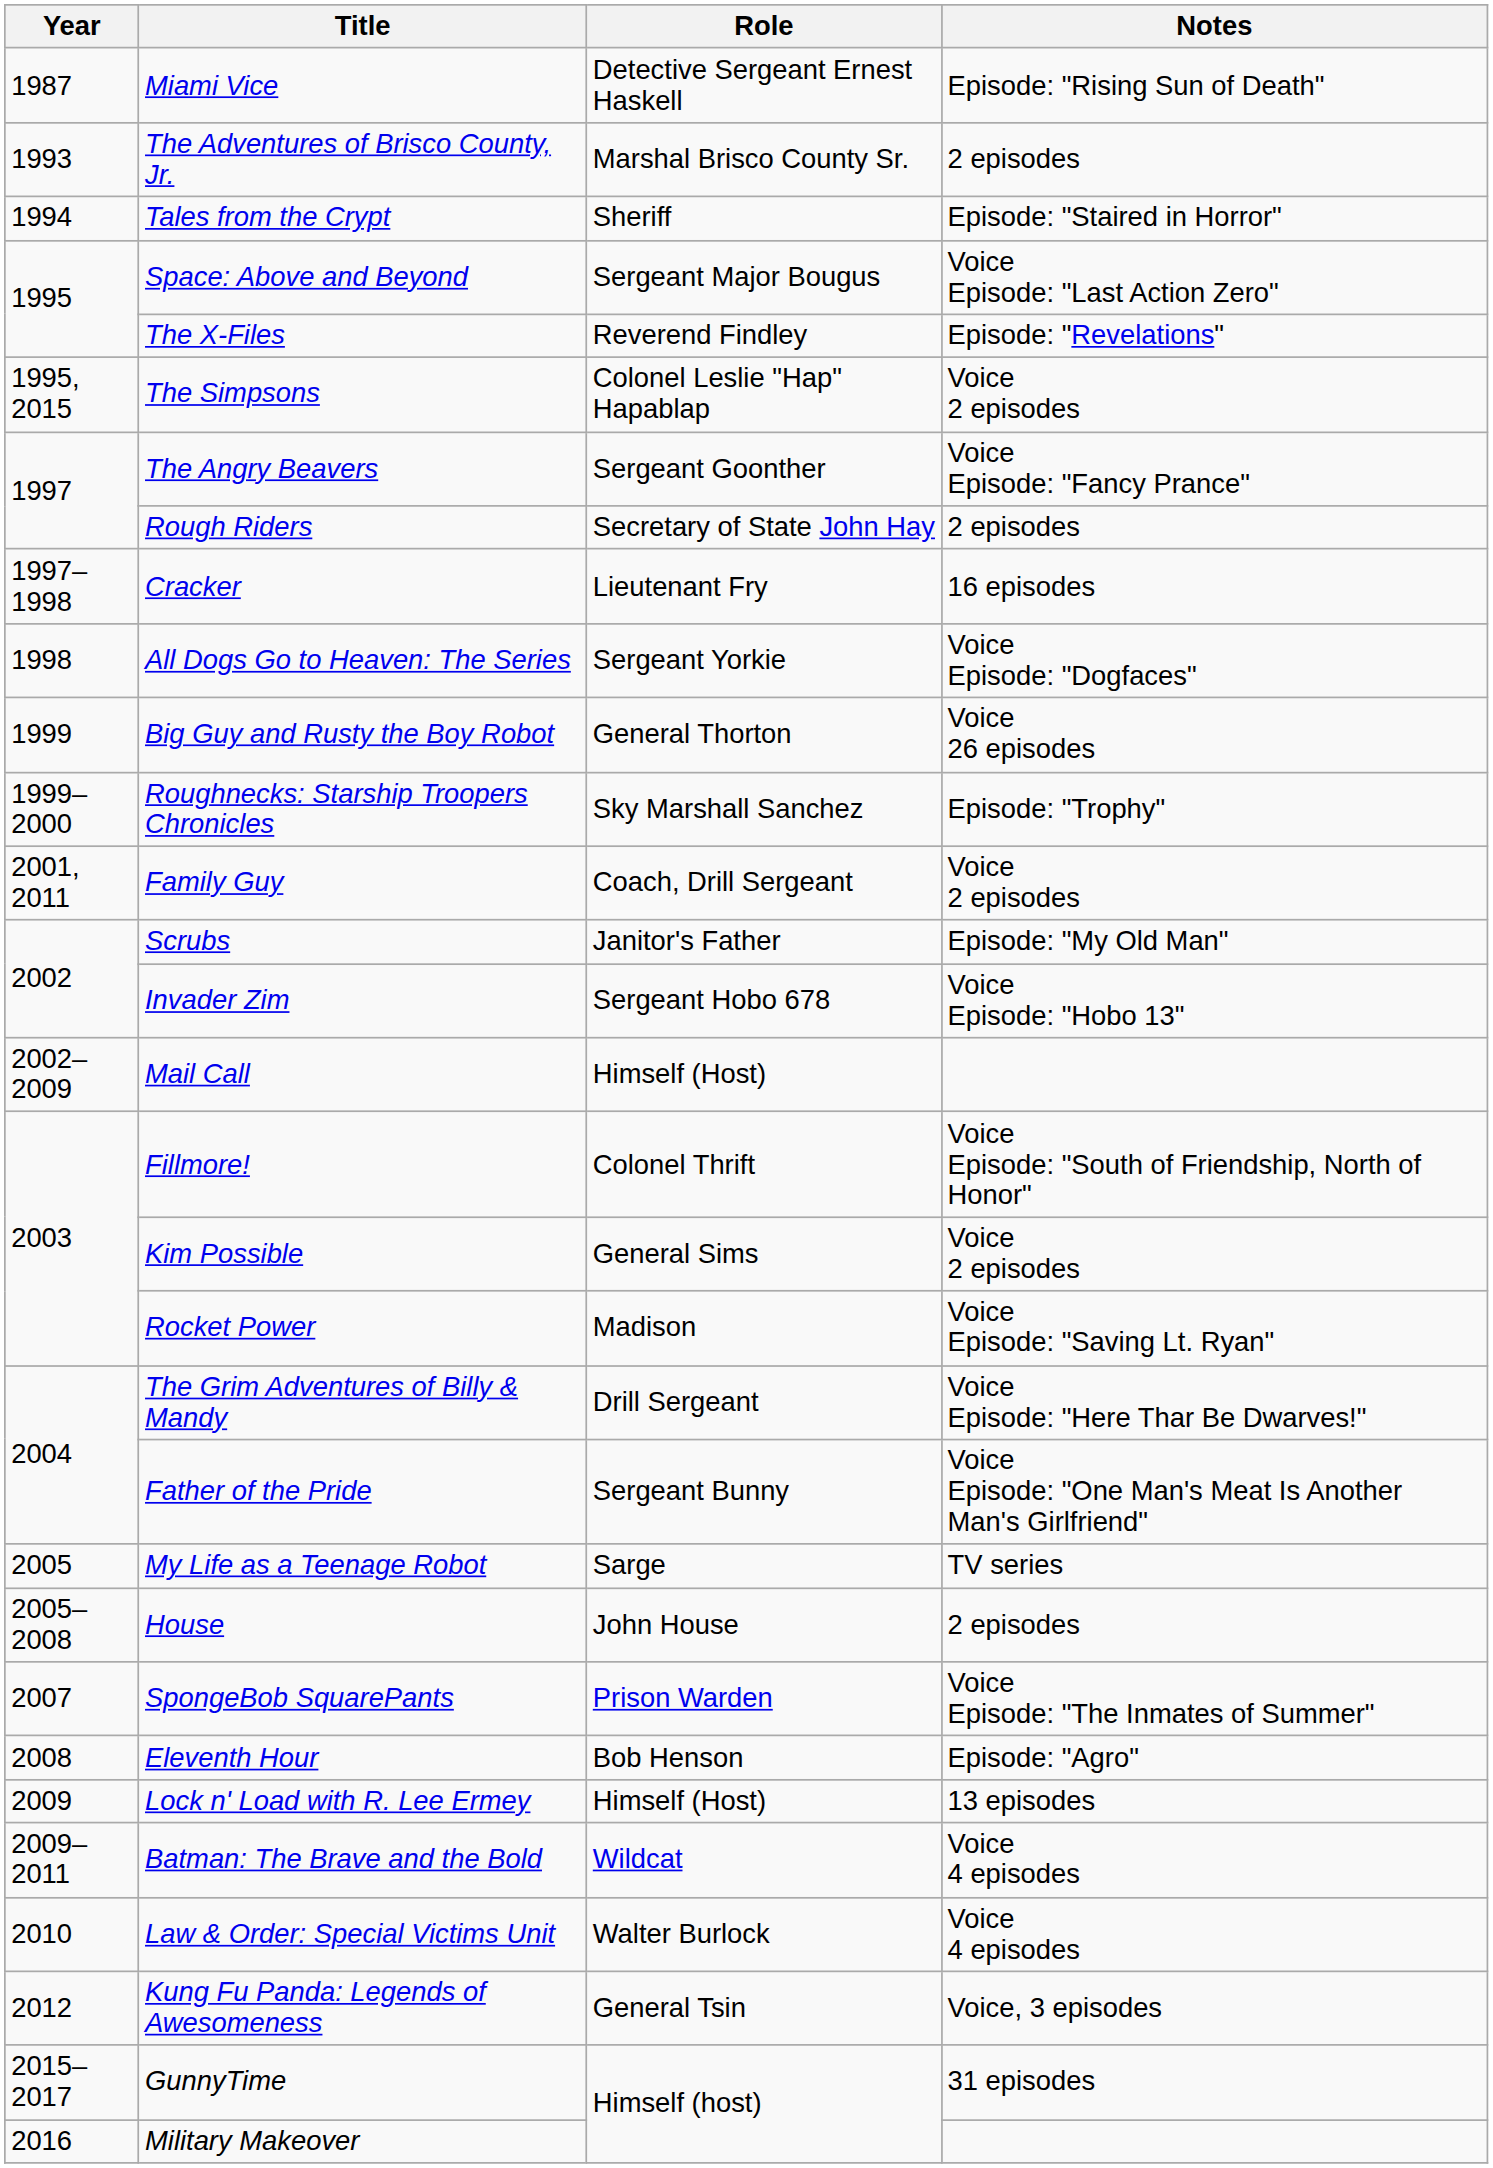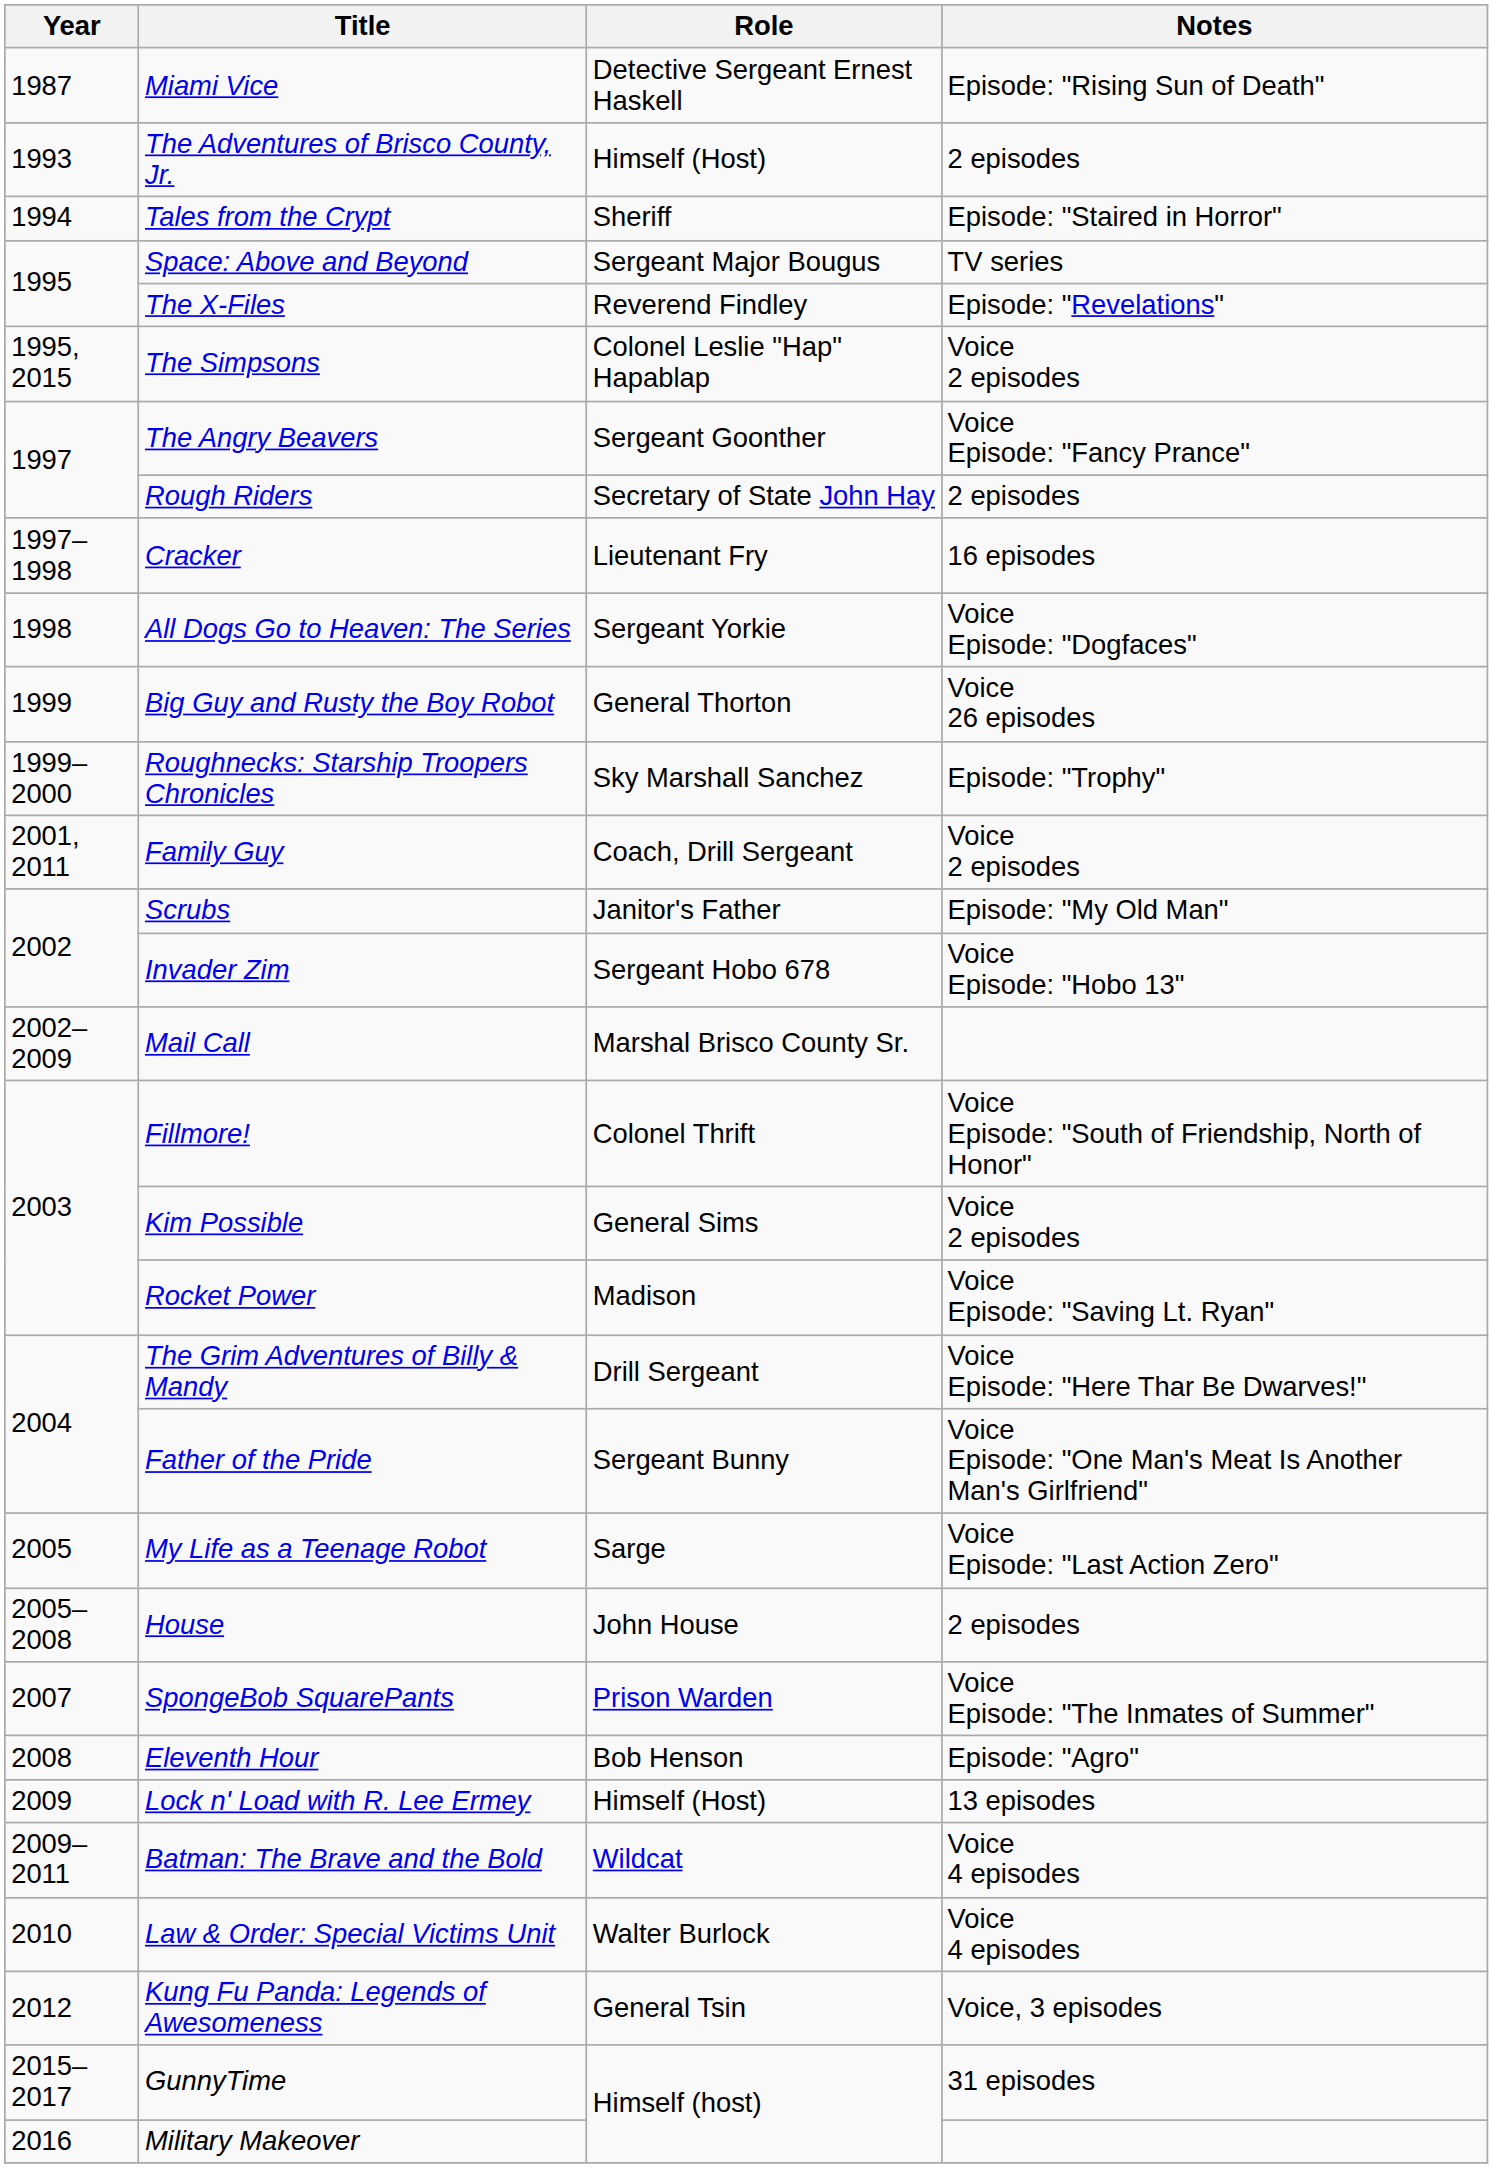(751, 159) Marshal Brisco County Sr. -> (679, 159) Himself (Host)
(1113, 276) Voice Episode: "Last Action Zero" -> (1005, 261) TV series
(679, 1074) Himself (Host) -> (751, 1043) Marshal Brisco County Sr.
(1005, 1565) TV series -> (1113, 1550) Voice Episode: "Last Action Zero"
